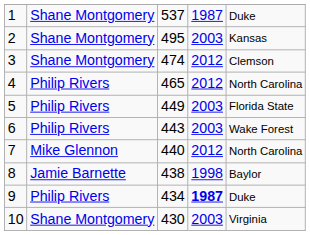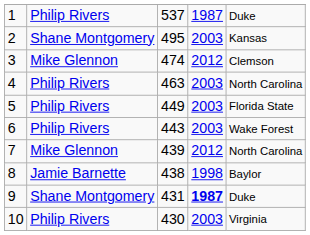(92, 15) Shane Montgomery -> (70, 15) Philip Rivers
(92, 60) Shane Montgomery -> (74, 60) Mike Glennon
(173, 83) 465 -> (173, 83) 463
(207, 83) 2012 -> (207, 83) 2003
(173, 151) 440 -> (173, 151) 439
(70, 196) Philip Rivers -> (92, 196) Shane Montgomery
(173, 196) 434 -> (173, 196) 431
(92, 219) Shane Montgomery -> (70, 219) Philip Rivers
